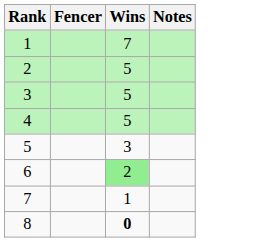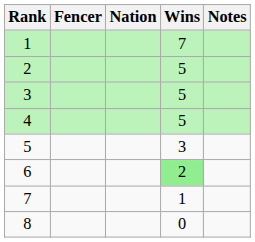+ column: (133, 17)
(127, 224) bold -> (182, 224) normal
